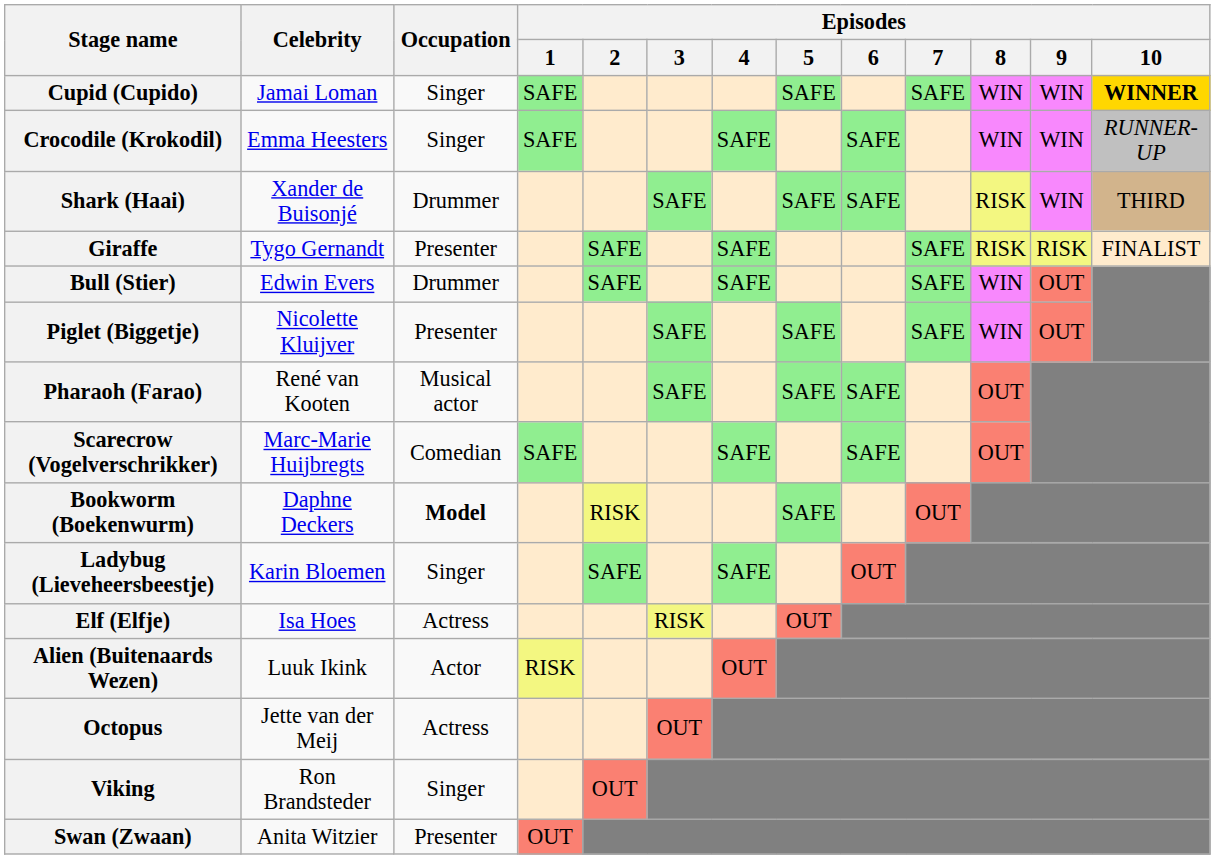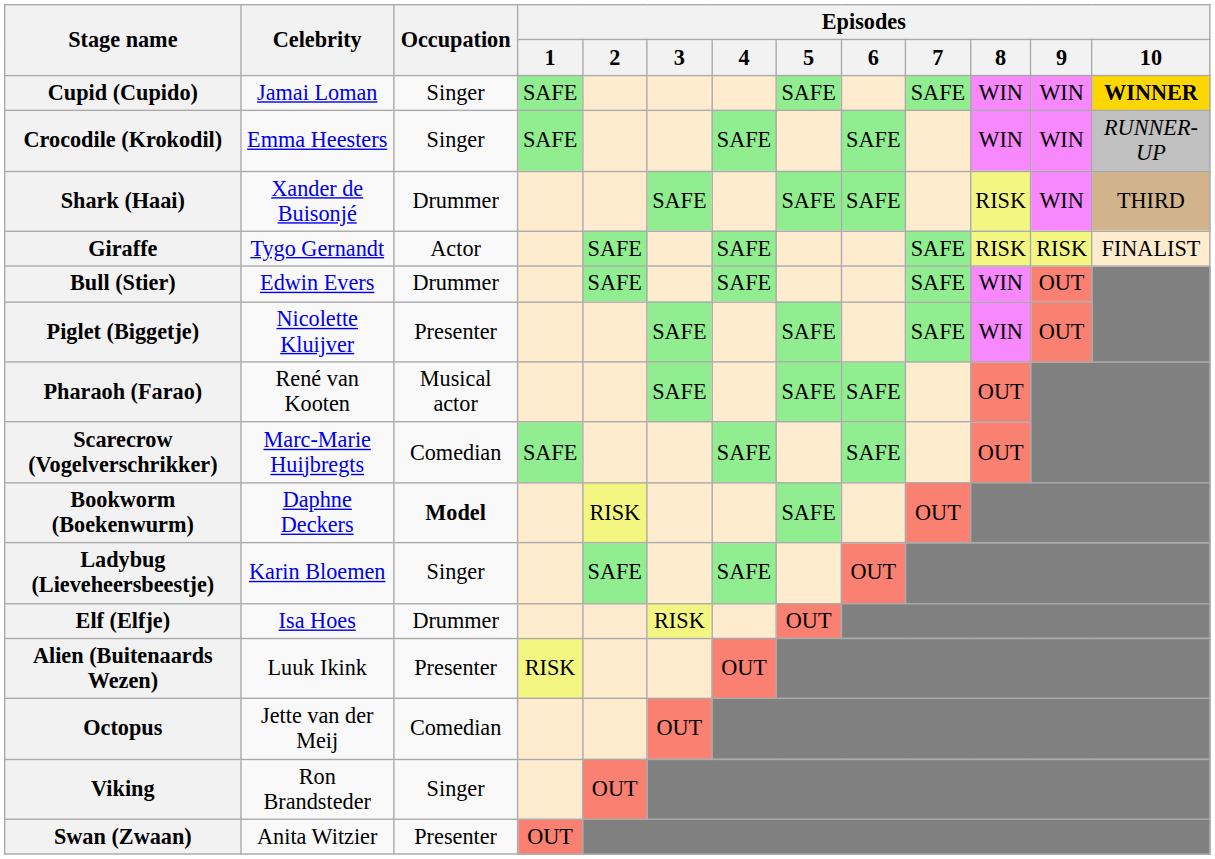(456, 248) Presenter -> (456, 248) Actor
(456, 620) Actress -> (456, 620) Drummer
(456, 668) Actor -> (456, 668) Presenter
(456, 728) Actress -> (456, 728) Comedian
